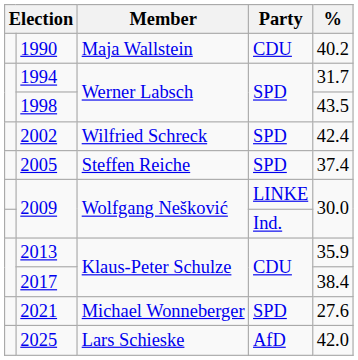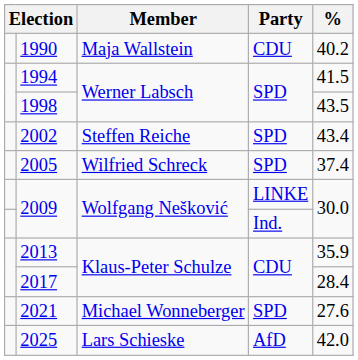(333, 77) 31.7 -> (333, 77) 41.5
(144, 135) Wilfried Schreck -> (136, 135) Steffen Reiche
(333, 135) 42.4 -> (333, 135) 43.4
(136, 164) Steffen Reiche -> (144, 164) Wilfried Schreck
(333, 281) 38.4 -> (333, 281) 28.4
